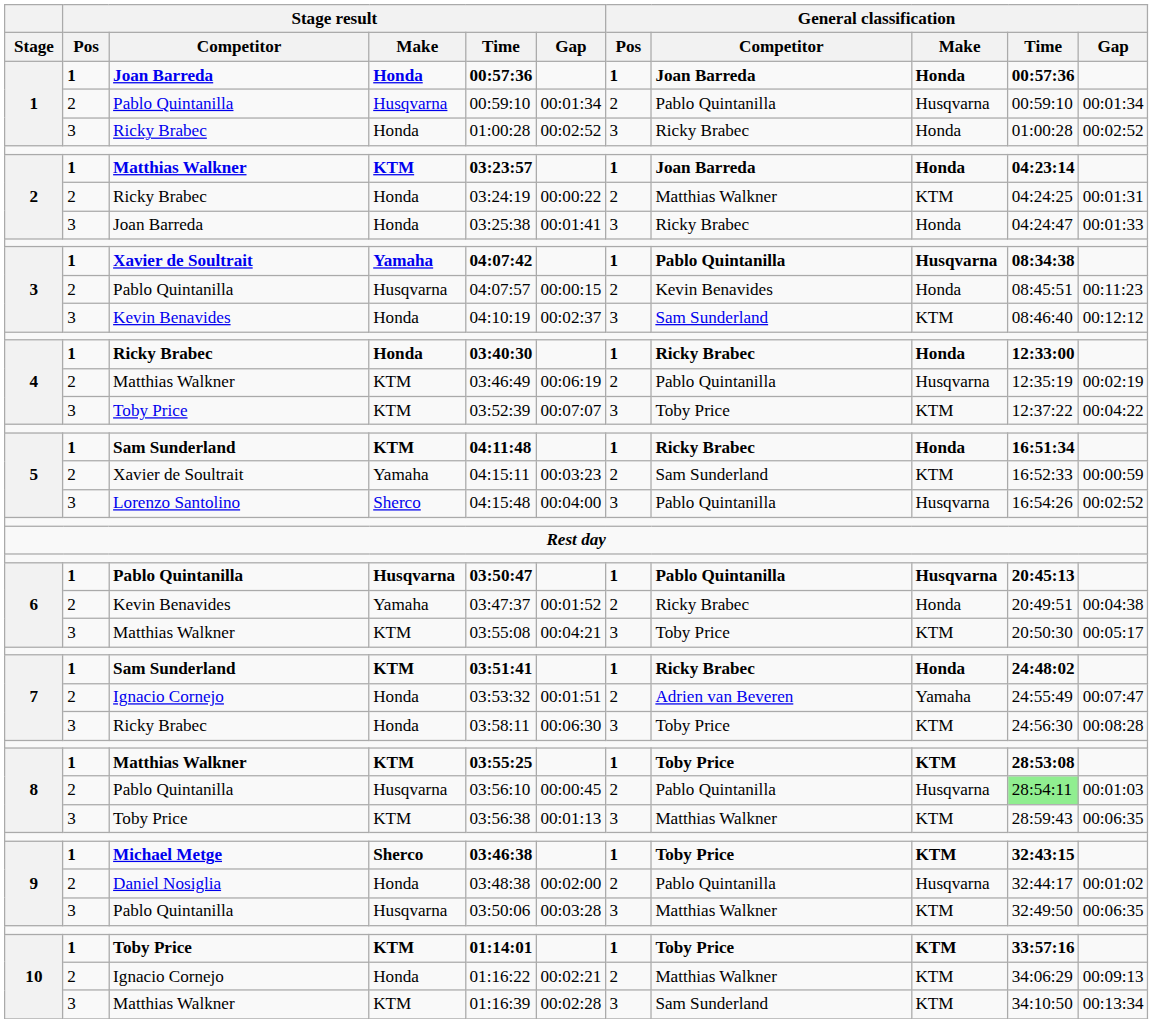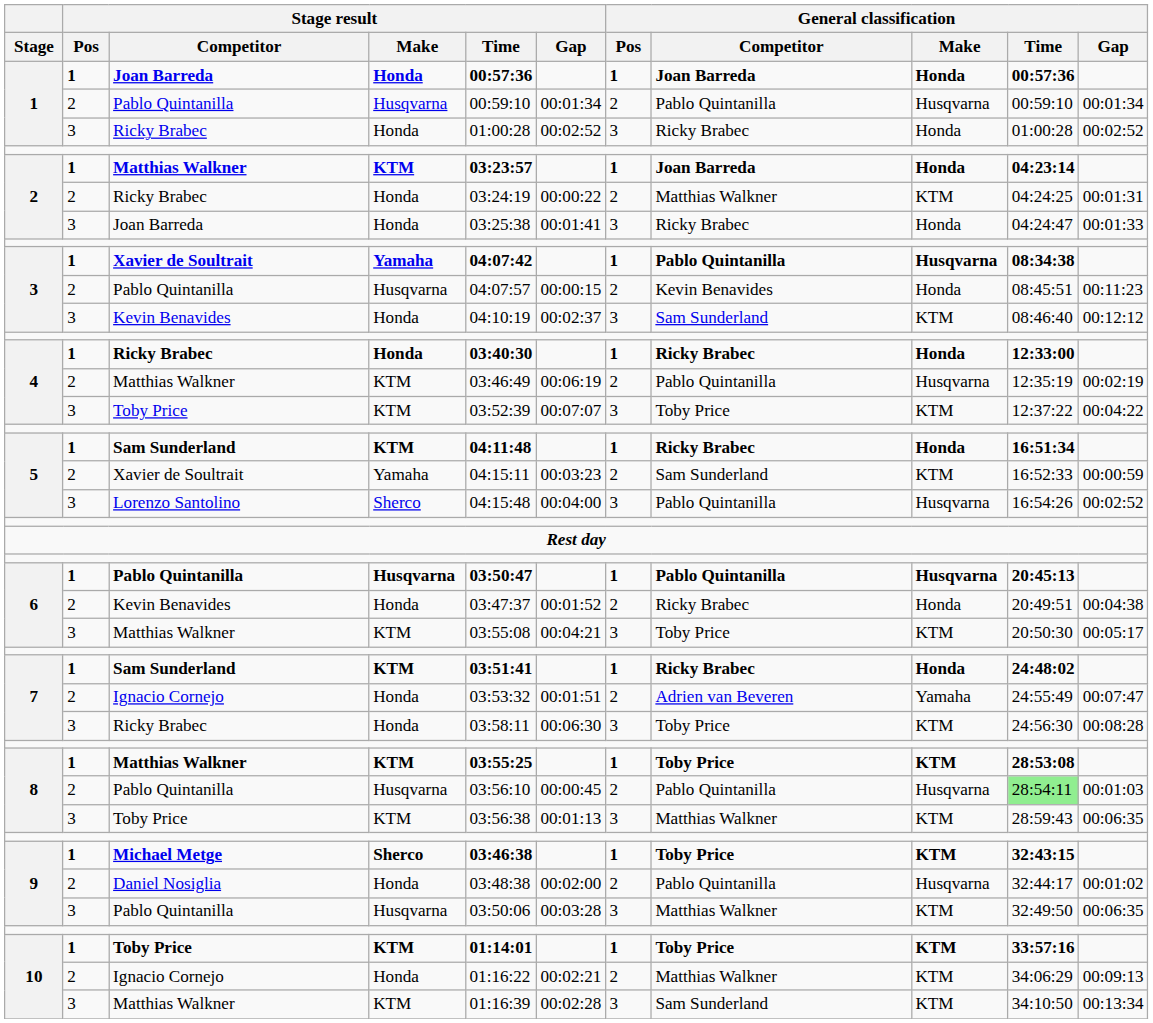(401, 604) Yamaha -> (396, 604) Honda
